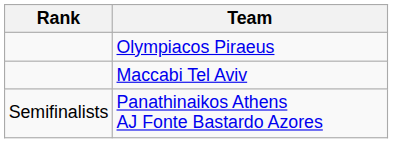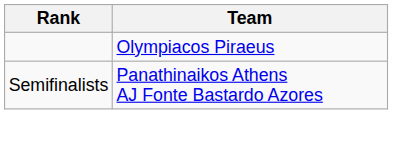- row: (182, 74)
